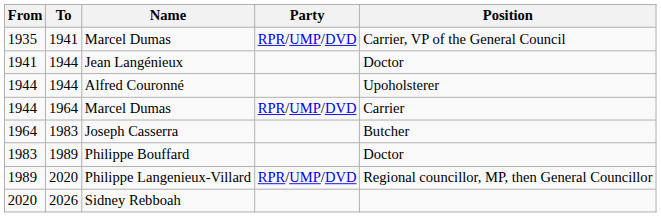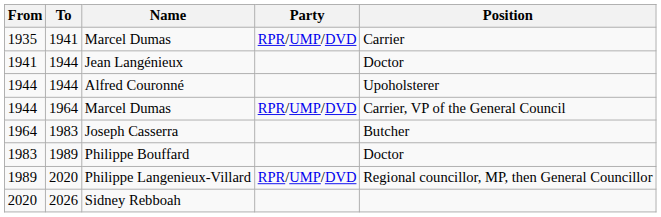(464, 39) Carrier, VP of the General Council -> (384, 39) Carrier
(384, 108) Carrier -> (464, 108) Carrier, VP of the General Council
